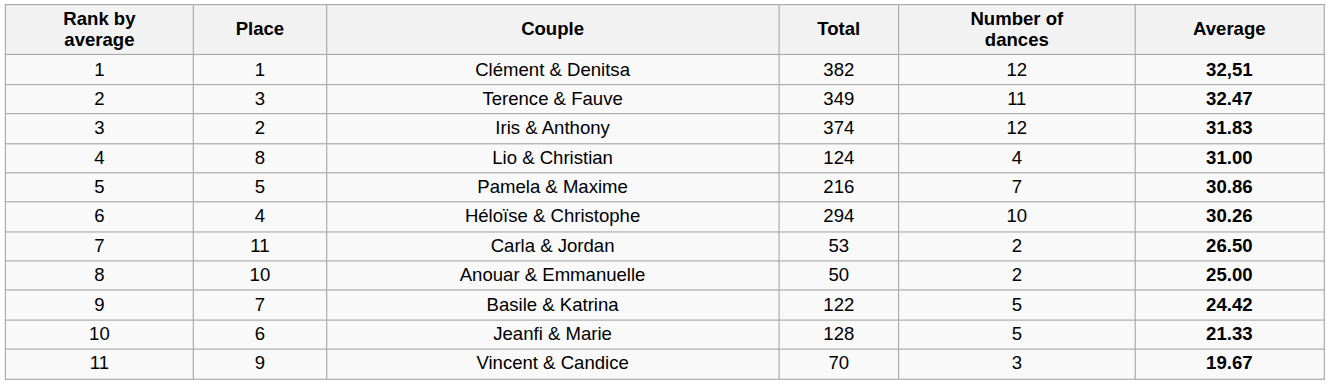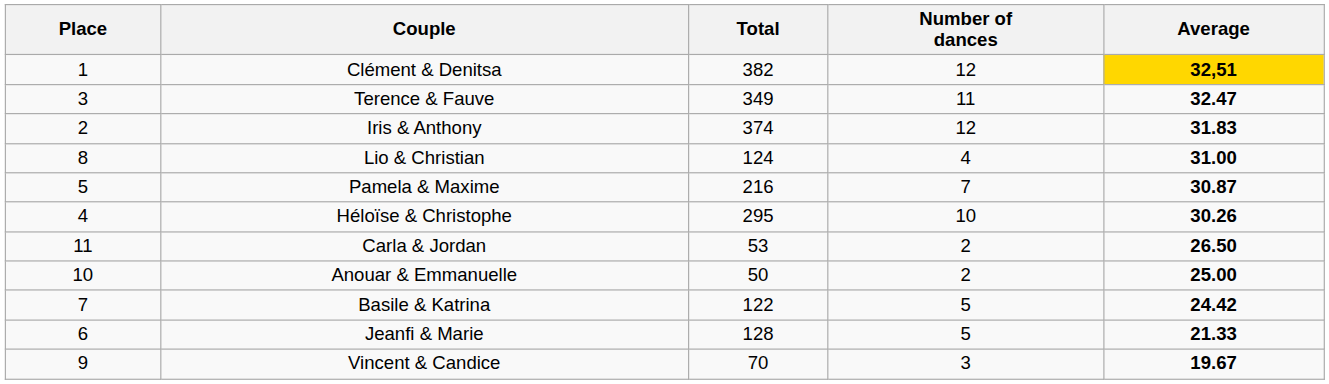- column: (99, 29)
(1229, 69) no background -> (1214, 69) gold background
(1229, 187) 30.86 -> (1214, 187) 30.87
(839, 216) 294 -> (758, 216) 295
